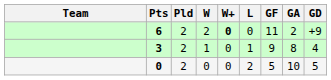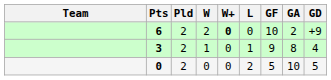(272, 31) 11 -> (272, 31) 10
